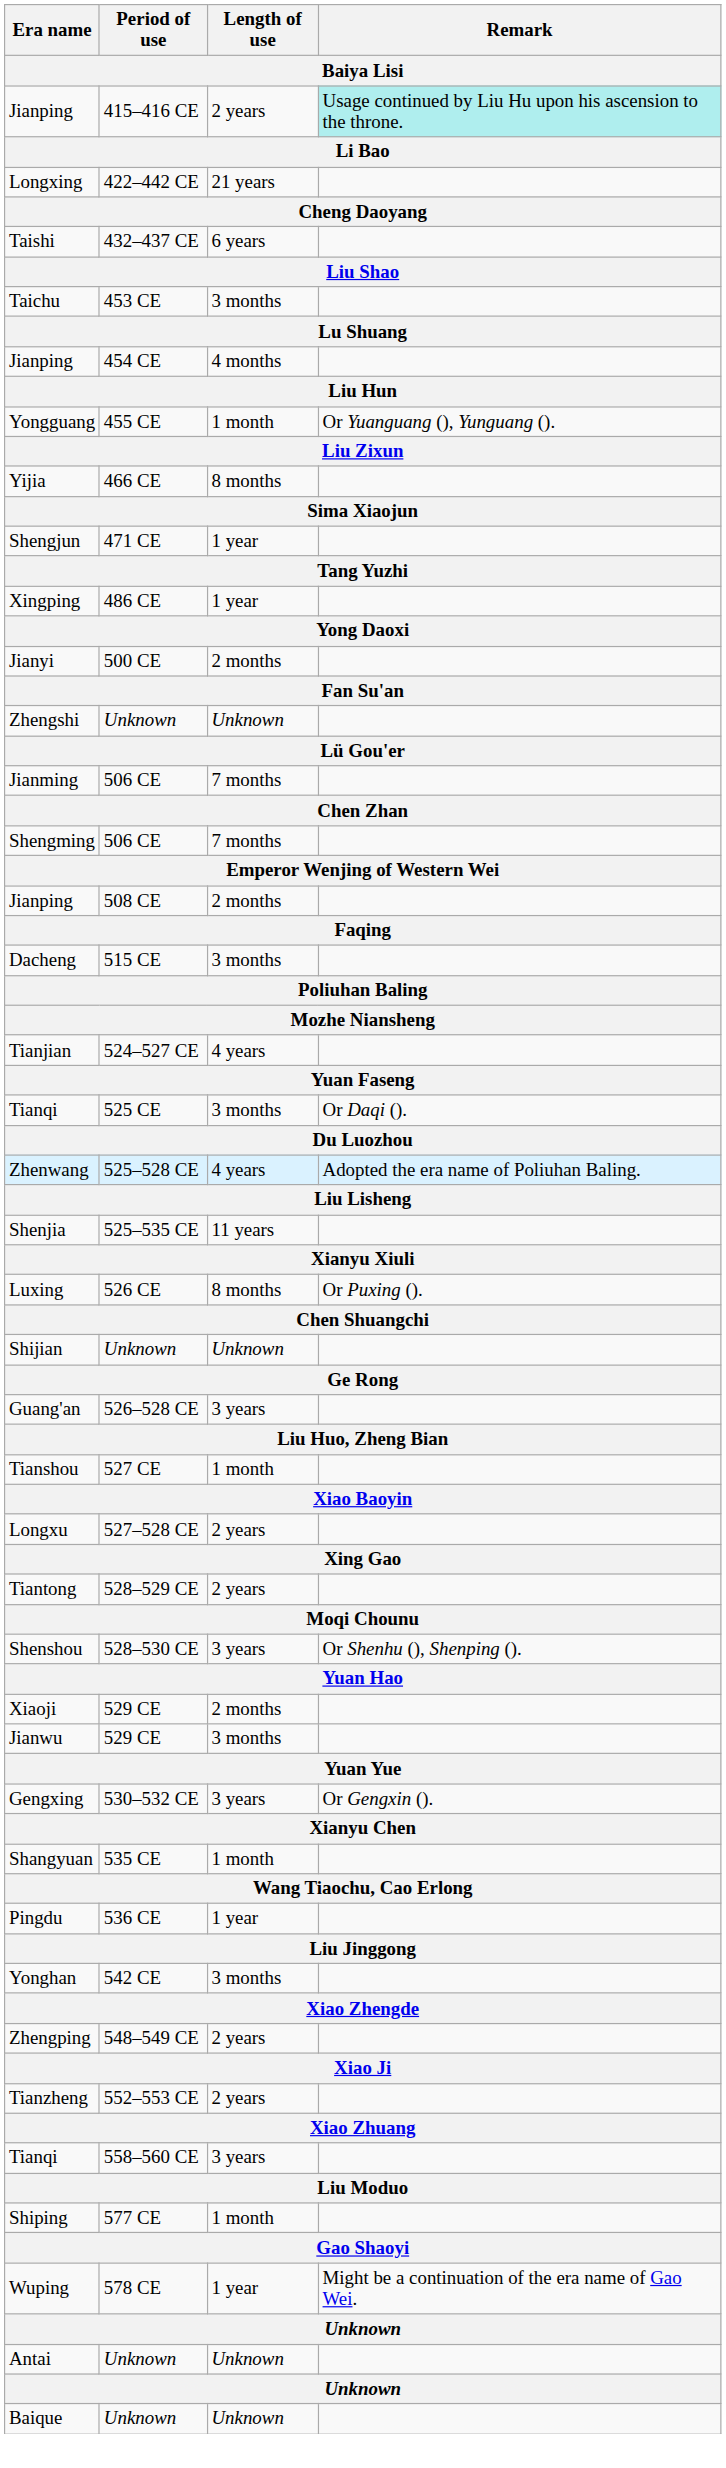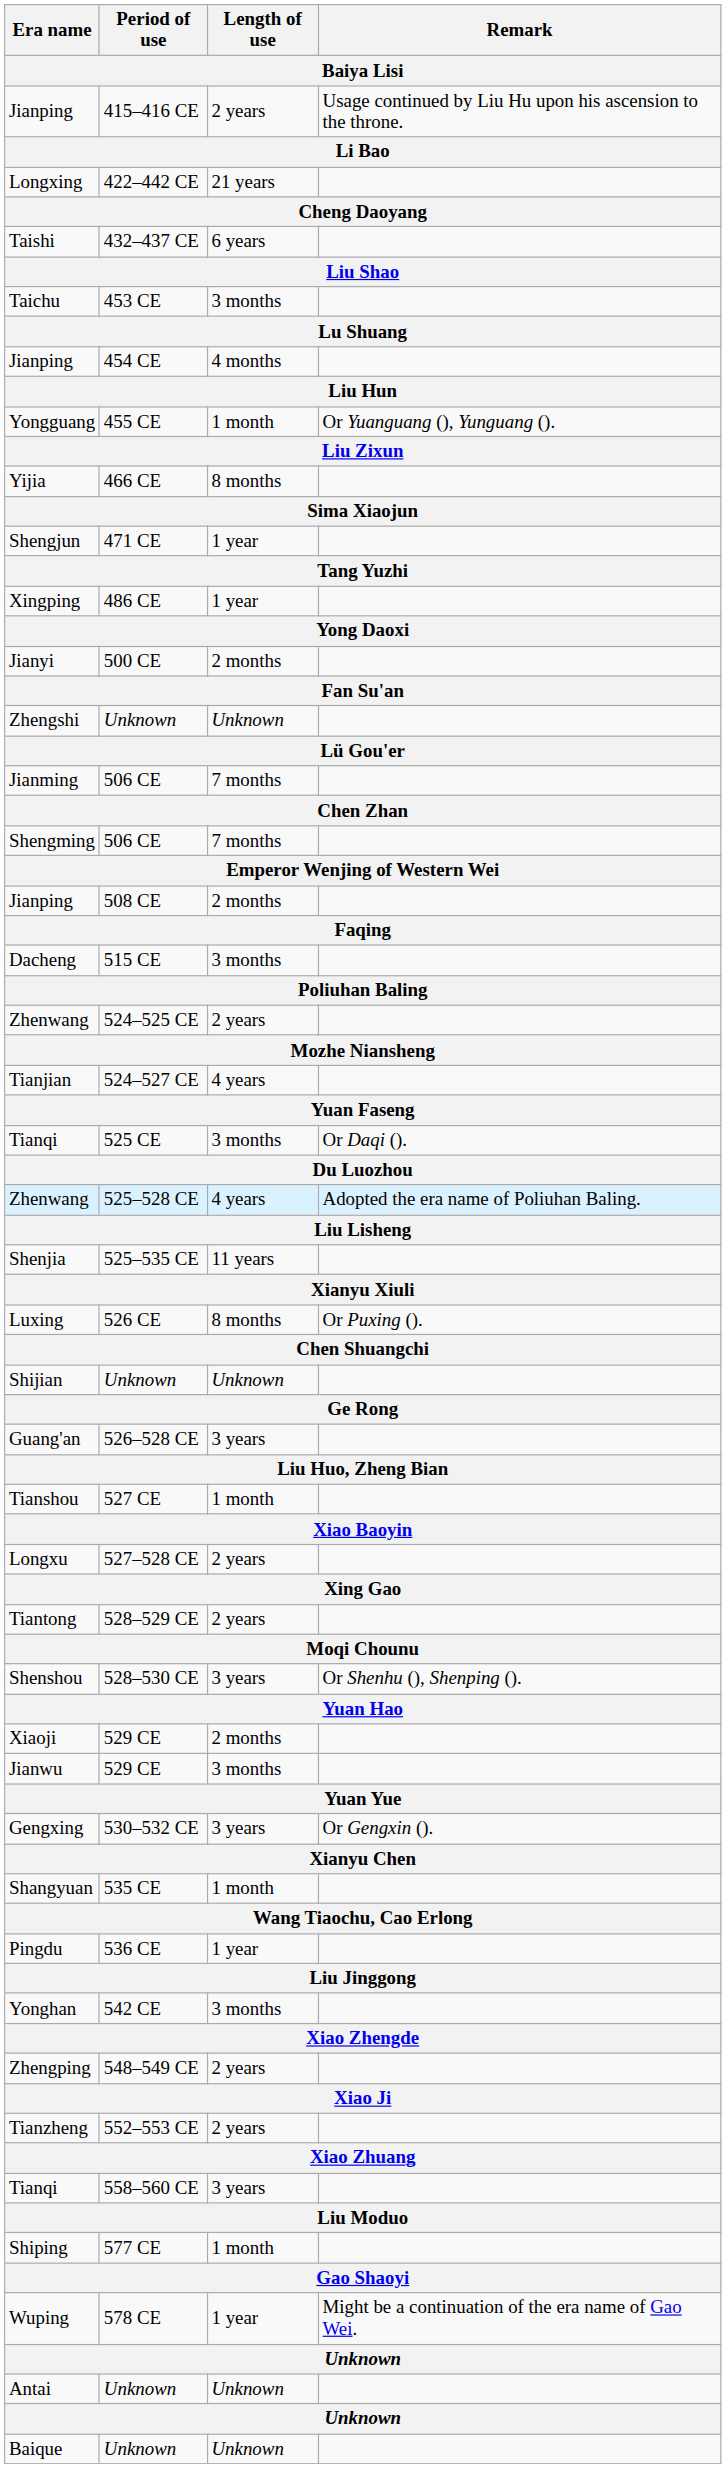(510, 111) paleturquoise background -> (510, 111) no background
+ row: (49, 1020)
